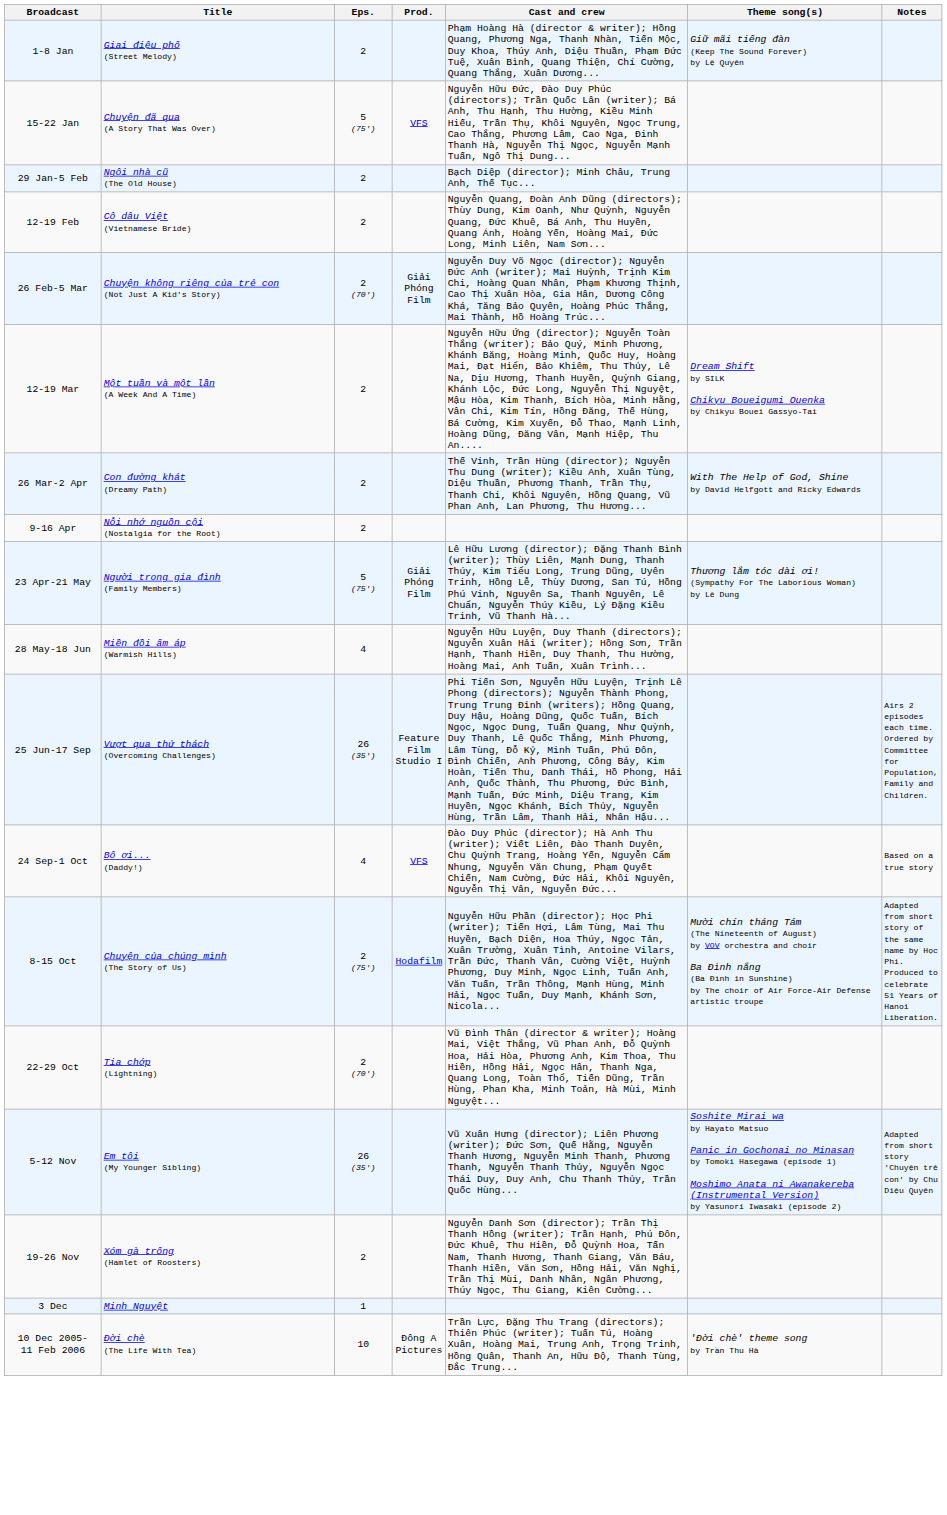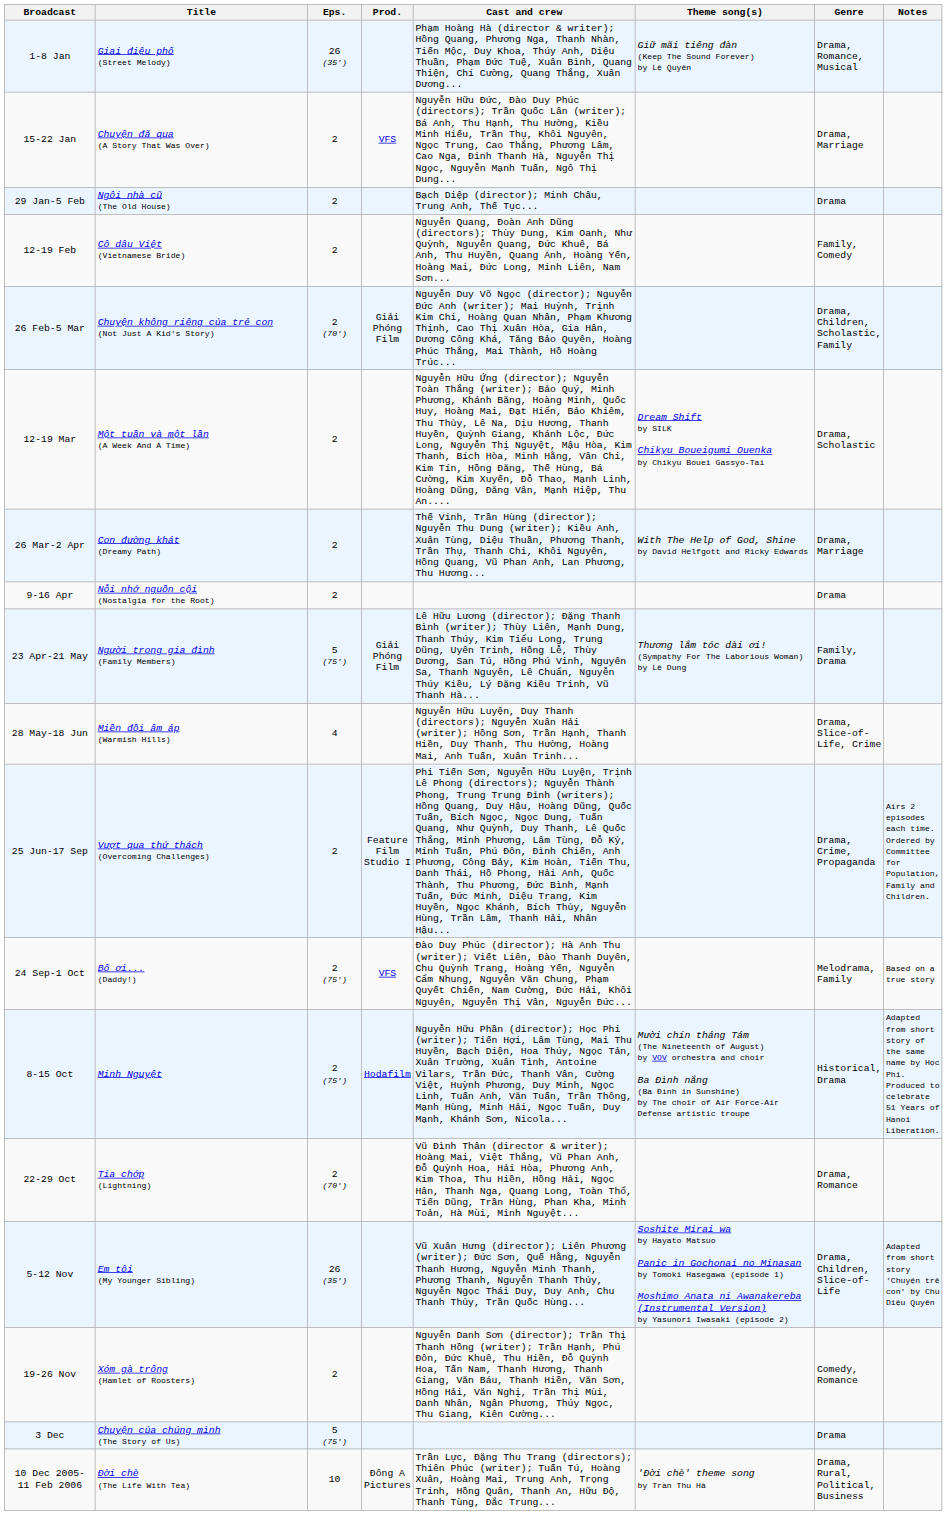+ column: (849, 12)
(363, 51) 2 -> (335, 56) 26 (35′)
(363, 122) 5 (75′) -> (335, 140) 2
(363, 749) 26 (35′) -> (335, 851) 2
(363, 861) 4 -> (335, 973) 2 (75′)
(165, 961) Chuyện của chúng mình (The Story of Us) -> (130, 1074) Minh Nguyệt
(136, 1306) Minh Nguyệt -> (159, 1435) Chuyện của chúng mình (The Story of Us)
(363, 1306) 1 -> (335, 1435) 5 (75′)
